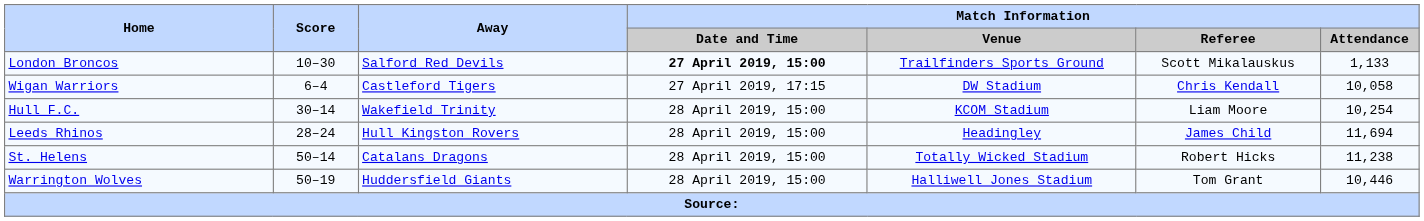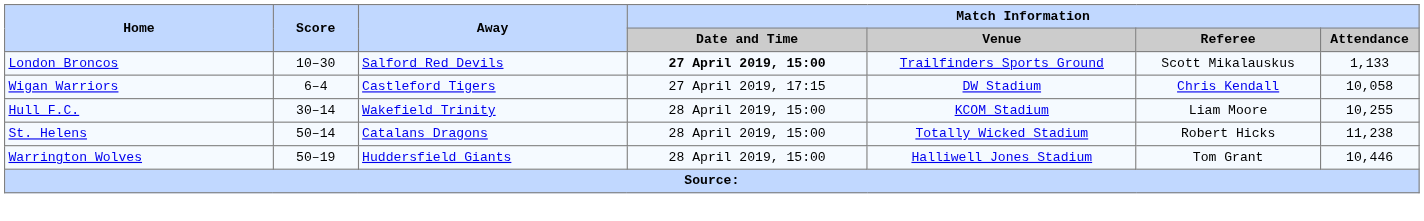(1370, 110) 10,254 -> (1370, 110) 10,255
- row: (56, 134)
